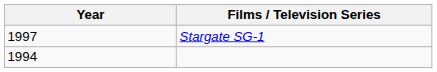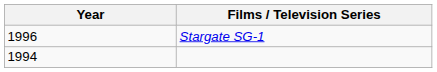(22, 36) 1997 -> (22, 36) 1996
